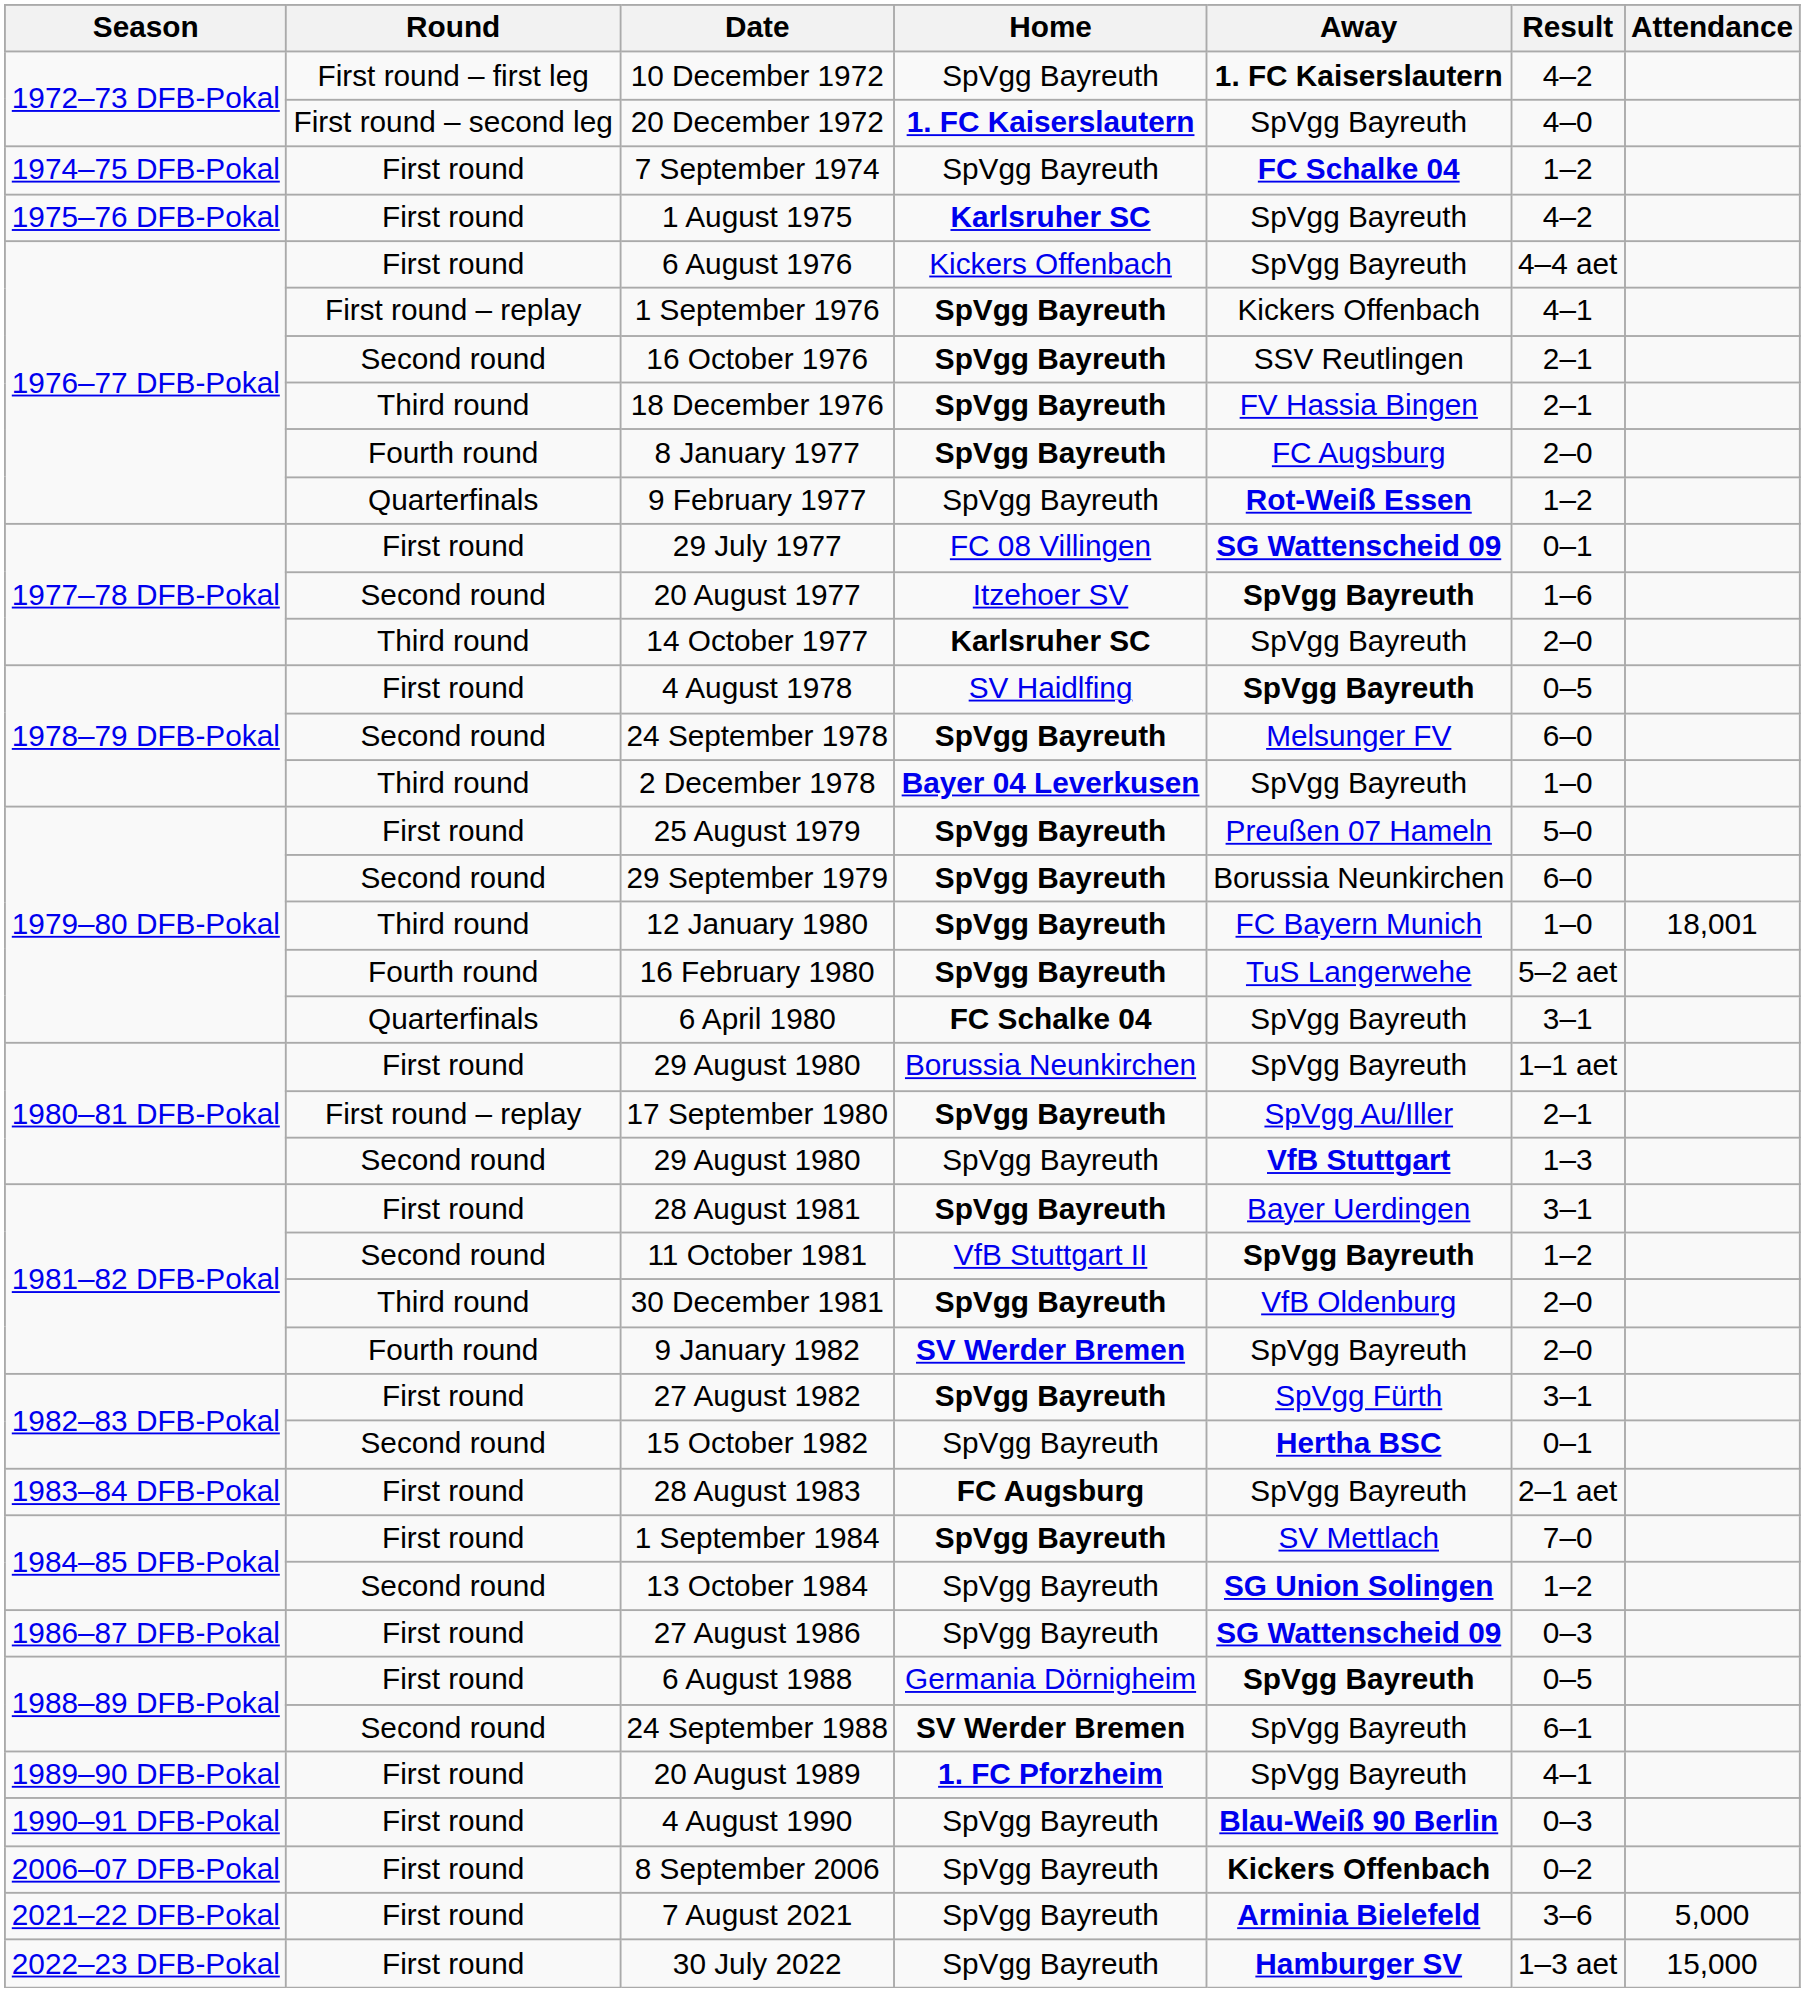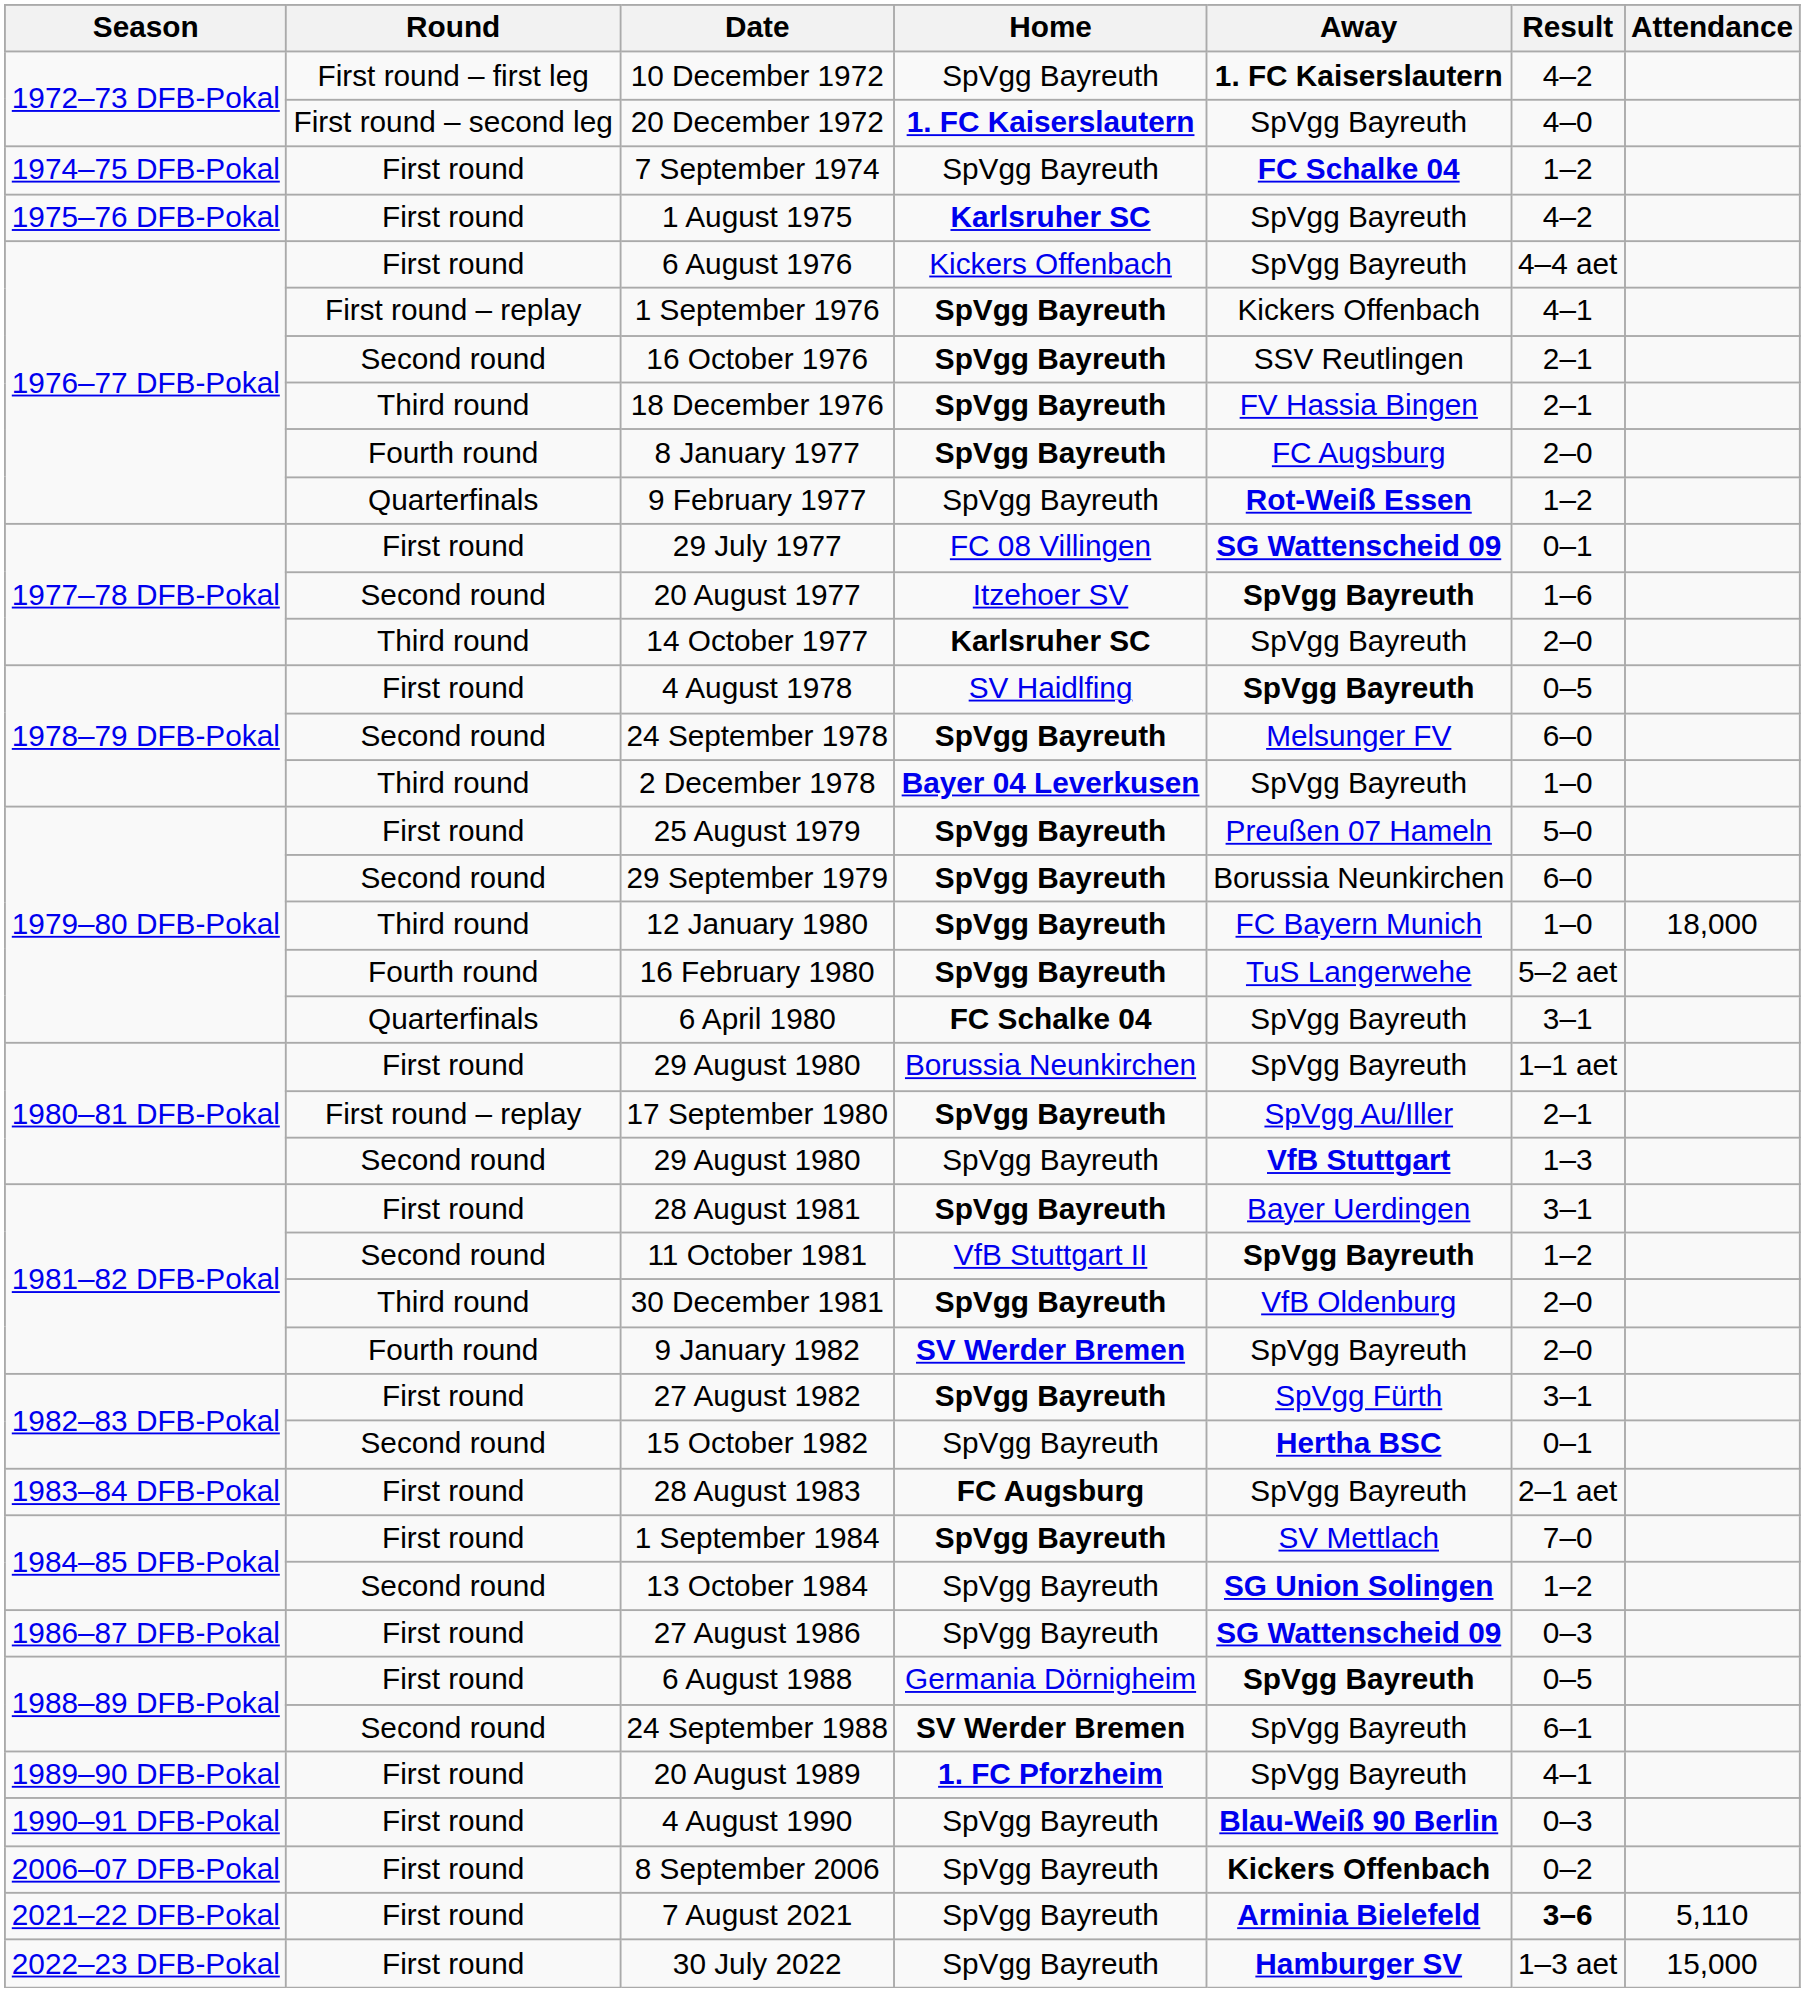(1712, 924) 18,001 -> (1712, 924) 18,000
(1568, 1915) normal -> (1568, 1915) bold
(1712, 1915) 5,000 -> (1712, 1915) 5,110
